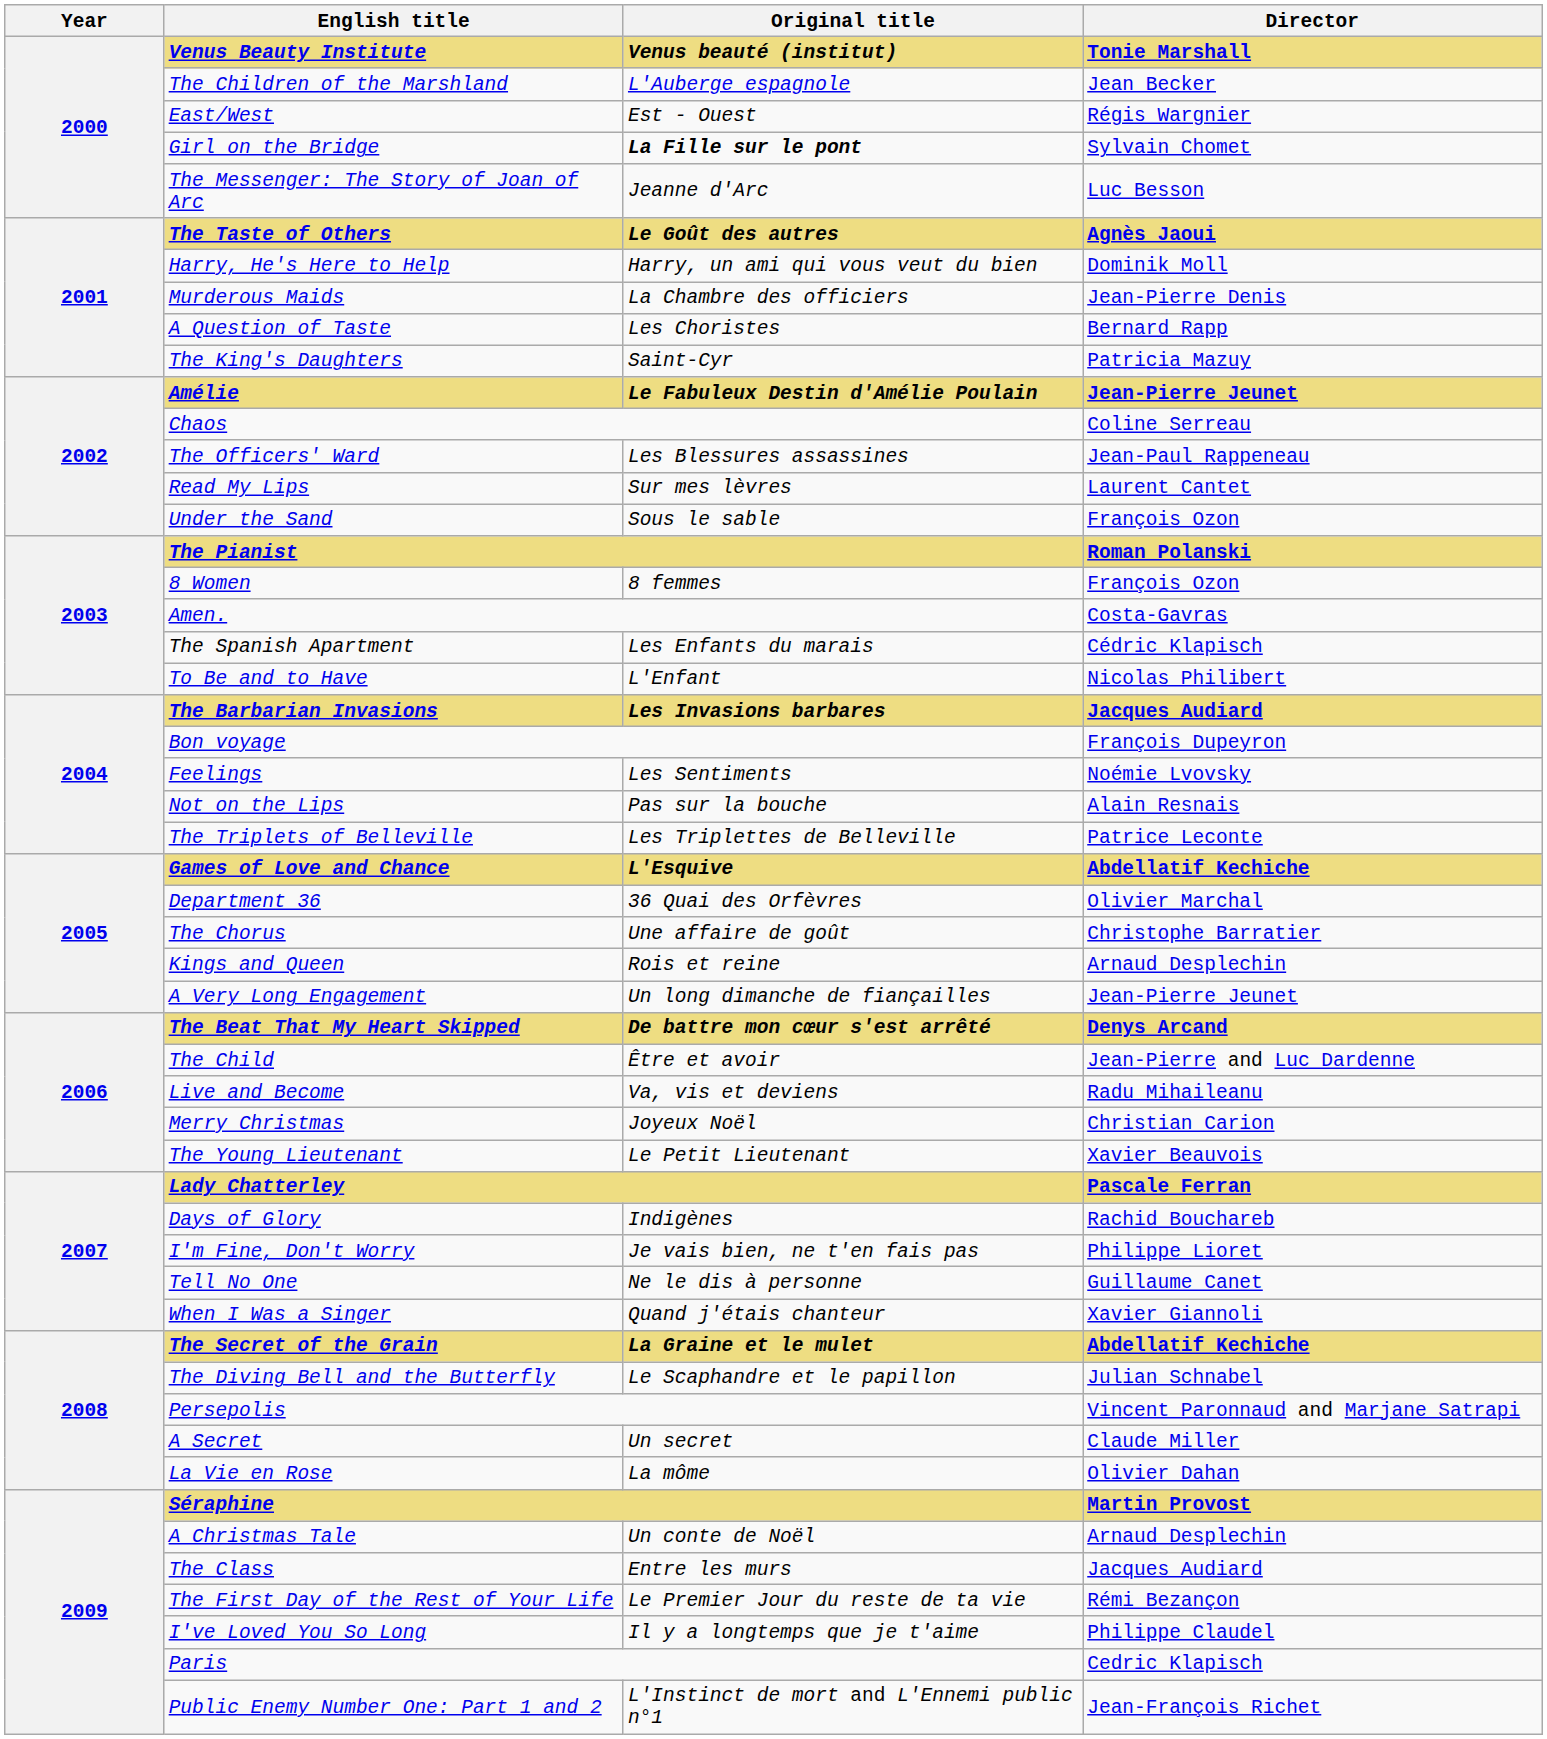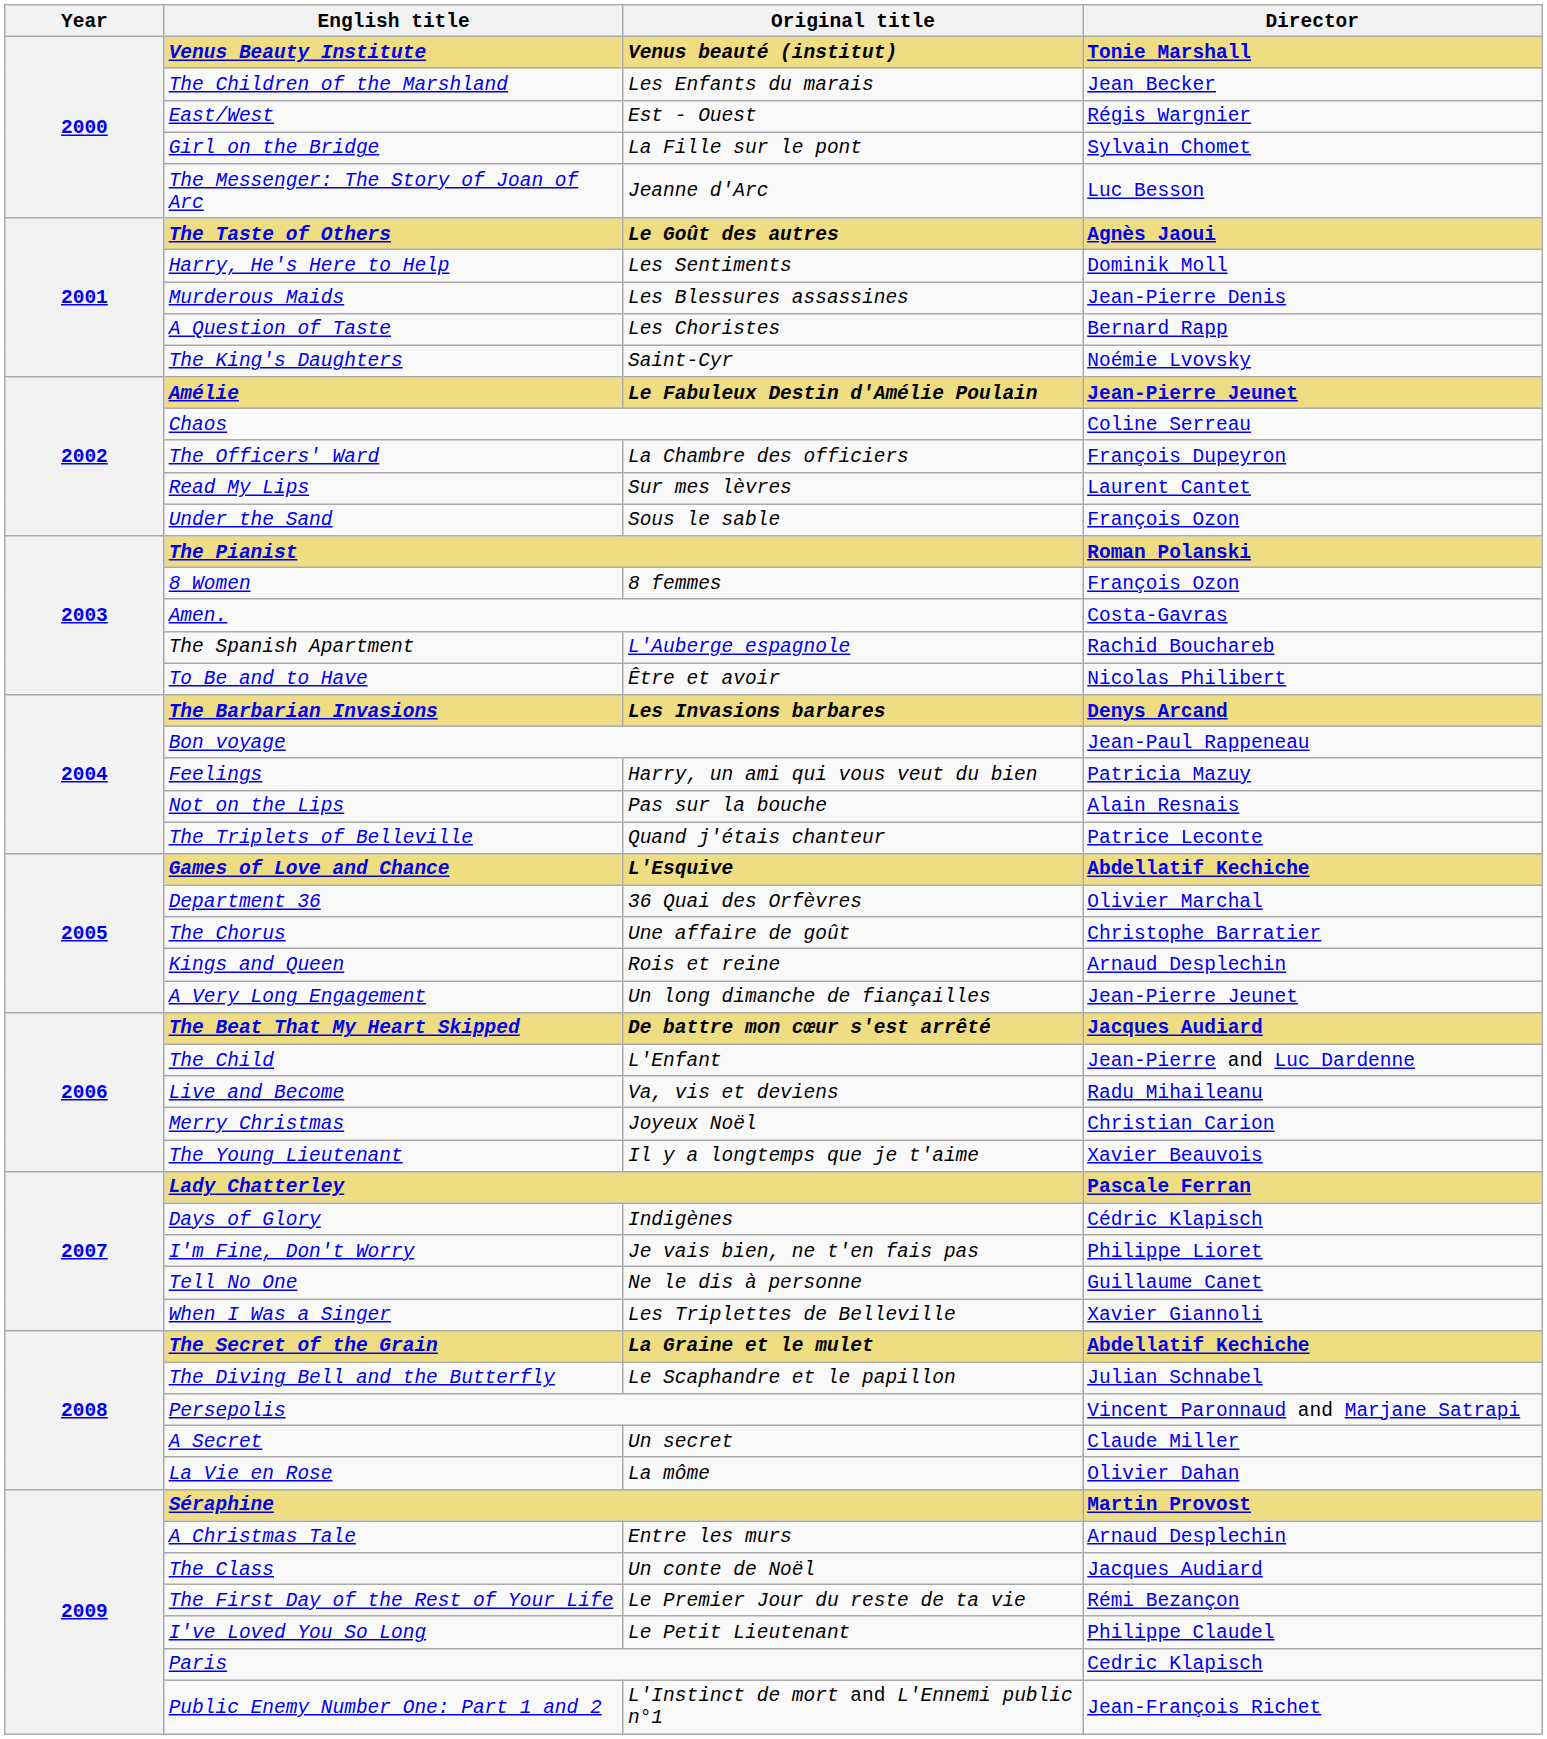(739, 84) L'Auberge espagnole -> (751, 84) Les Enfants du marais
(745, 148) bold -> (745, 148) normal
(833, 266) Harry, un ami qui vous veut du bien -> (710, 266) Les Sentiments
(768, 297) La Chambre des officiers -> (768, 297) Les Blessures assassines
(1169, 361) Patricia Mazuy -> (1169, 361) Noémie Lvovsky
(768, 456) Les Blessures assassines -> (768, 456) La Chambre des officiers
(1198, 456) Jean-Paul Rappeneau -> (1187, 456) François Dupeyron
(751, 647) Les Enfants du marais -> (739, 647) L'Auberge espagnole
(1175, 647) Cédric Klapisch -> (1181, 647) Rachid Bouchareb
(675, 679) L'Enfant -> (704, 679) Être et avoir
(1175, 711) Jacques Audiard -> (1157, 711) Denys Arcand
(1187, 742) François Dupeyron -> (1198, 742) Jean-Paul Rappeneau
(710, 774) Les Sentiments -> (833, 774) Harry, un ami qui vous veut du bien
(1169, 774) Noémie Lvovsky -> (1169, 774) Patricia Mazuy
(792, 838) Les Triplettes de Belleville -> (757, 838) Quand j'étais chanteur
(1157, 1028) Denys Arcand -> (1175, 1028) Jacques Audiard
(704, 1060) Être et avoir -> (675, 1060) L'Enfant
(739, 1155) Le Petit Lieutenant -> (803, 1155) Il y a longtemps que je t'aime
(1181, 1219) Rachid Bouchareb -> (1175, 1219) Cédric Klapisch
(757, 1314) Quand j'étais chanteur -> (792, 1314) Les Triplettes de Belleville
(722, 1537) Un conte de Noël -> (710, 1537) Entre les murs
(710, 1569) Entre les murs -> (722, 1569) Un conte de Noël
(803, 1632) Il y a longtemps que je t'aime -> (739, 1632) Le Petit Lieutenant
